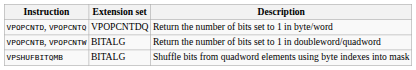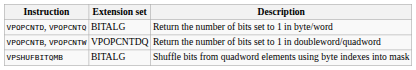(120, 27) VPOPCNTDQ -> (108, 27) BITALG
(108, 42) BITALG -> (120, 42) VPOPCNTDQ
